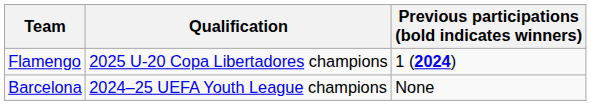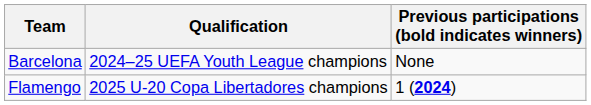rows swapped: (45, 61) <-> (45, 87)
